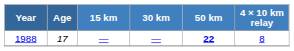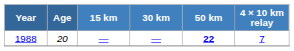(62, 38) 17 -> (62, 38) 20
(262, 38) 8 -> (262, 38) 7
